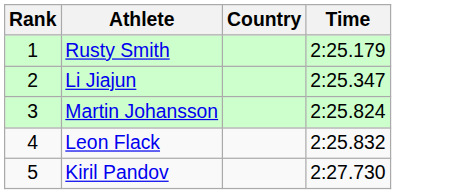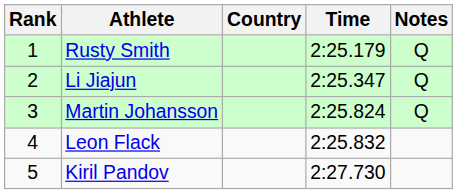+ column: (421, 19)
